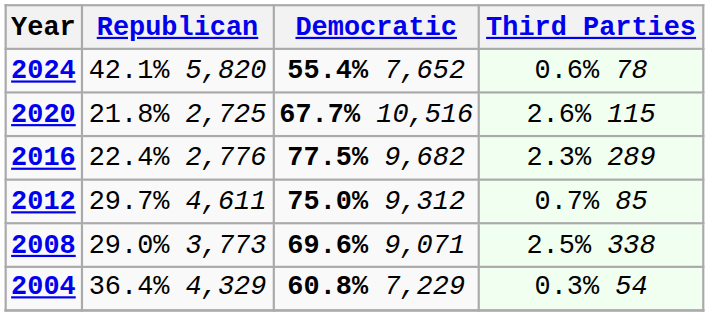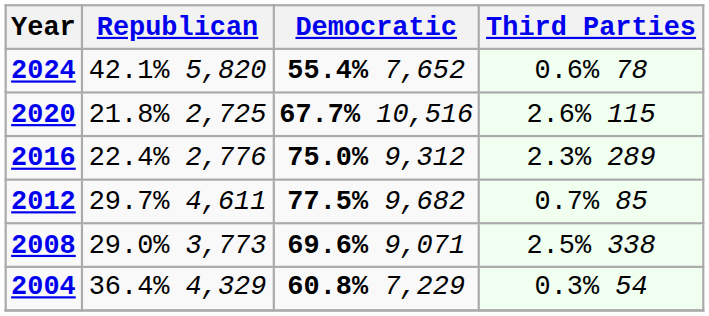(376, 158) 77.5% 9,682 -> (376, 158) 75.0% 9,312
(376, 202) 75.0% 9,312 -> (376, 202) 77.5% 9,682
